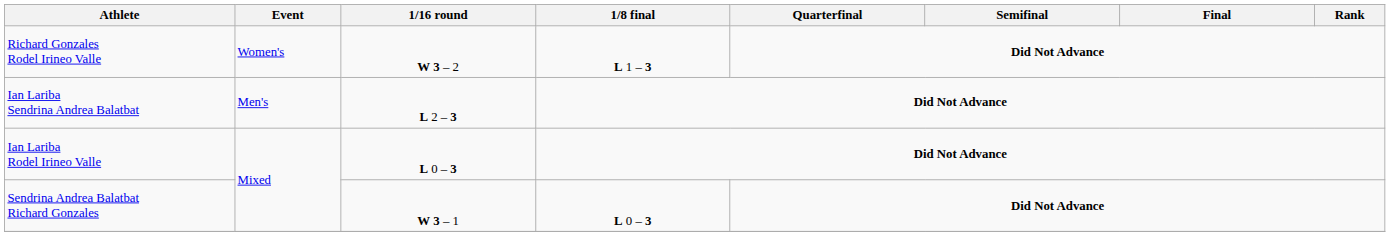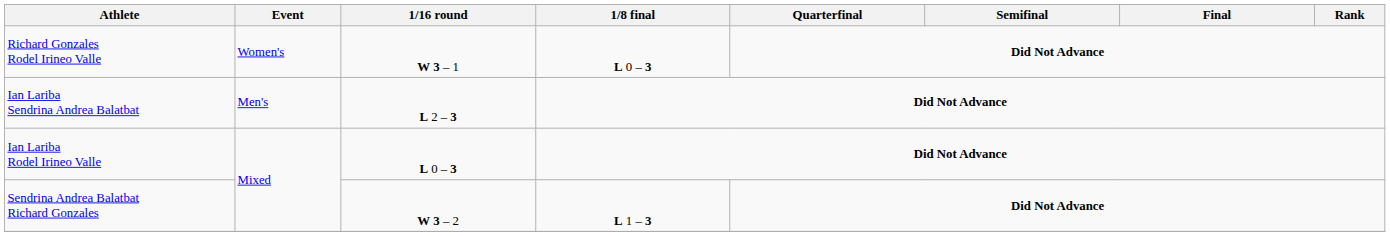(438, 66) W 3 – 2 -> (438, 66) W 3 – 1
(633, 66) L 1 – 3 -> (633, 66) L 0 – 3
(438, 221) W 3 – 1 -> (438, 221) W 3 – 2
(633, 221) L 0 – 3 -> (633, 221) L 1 – 3
